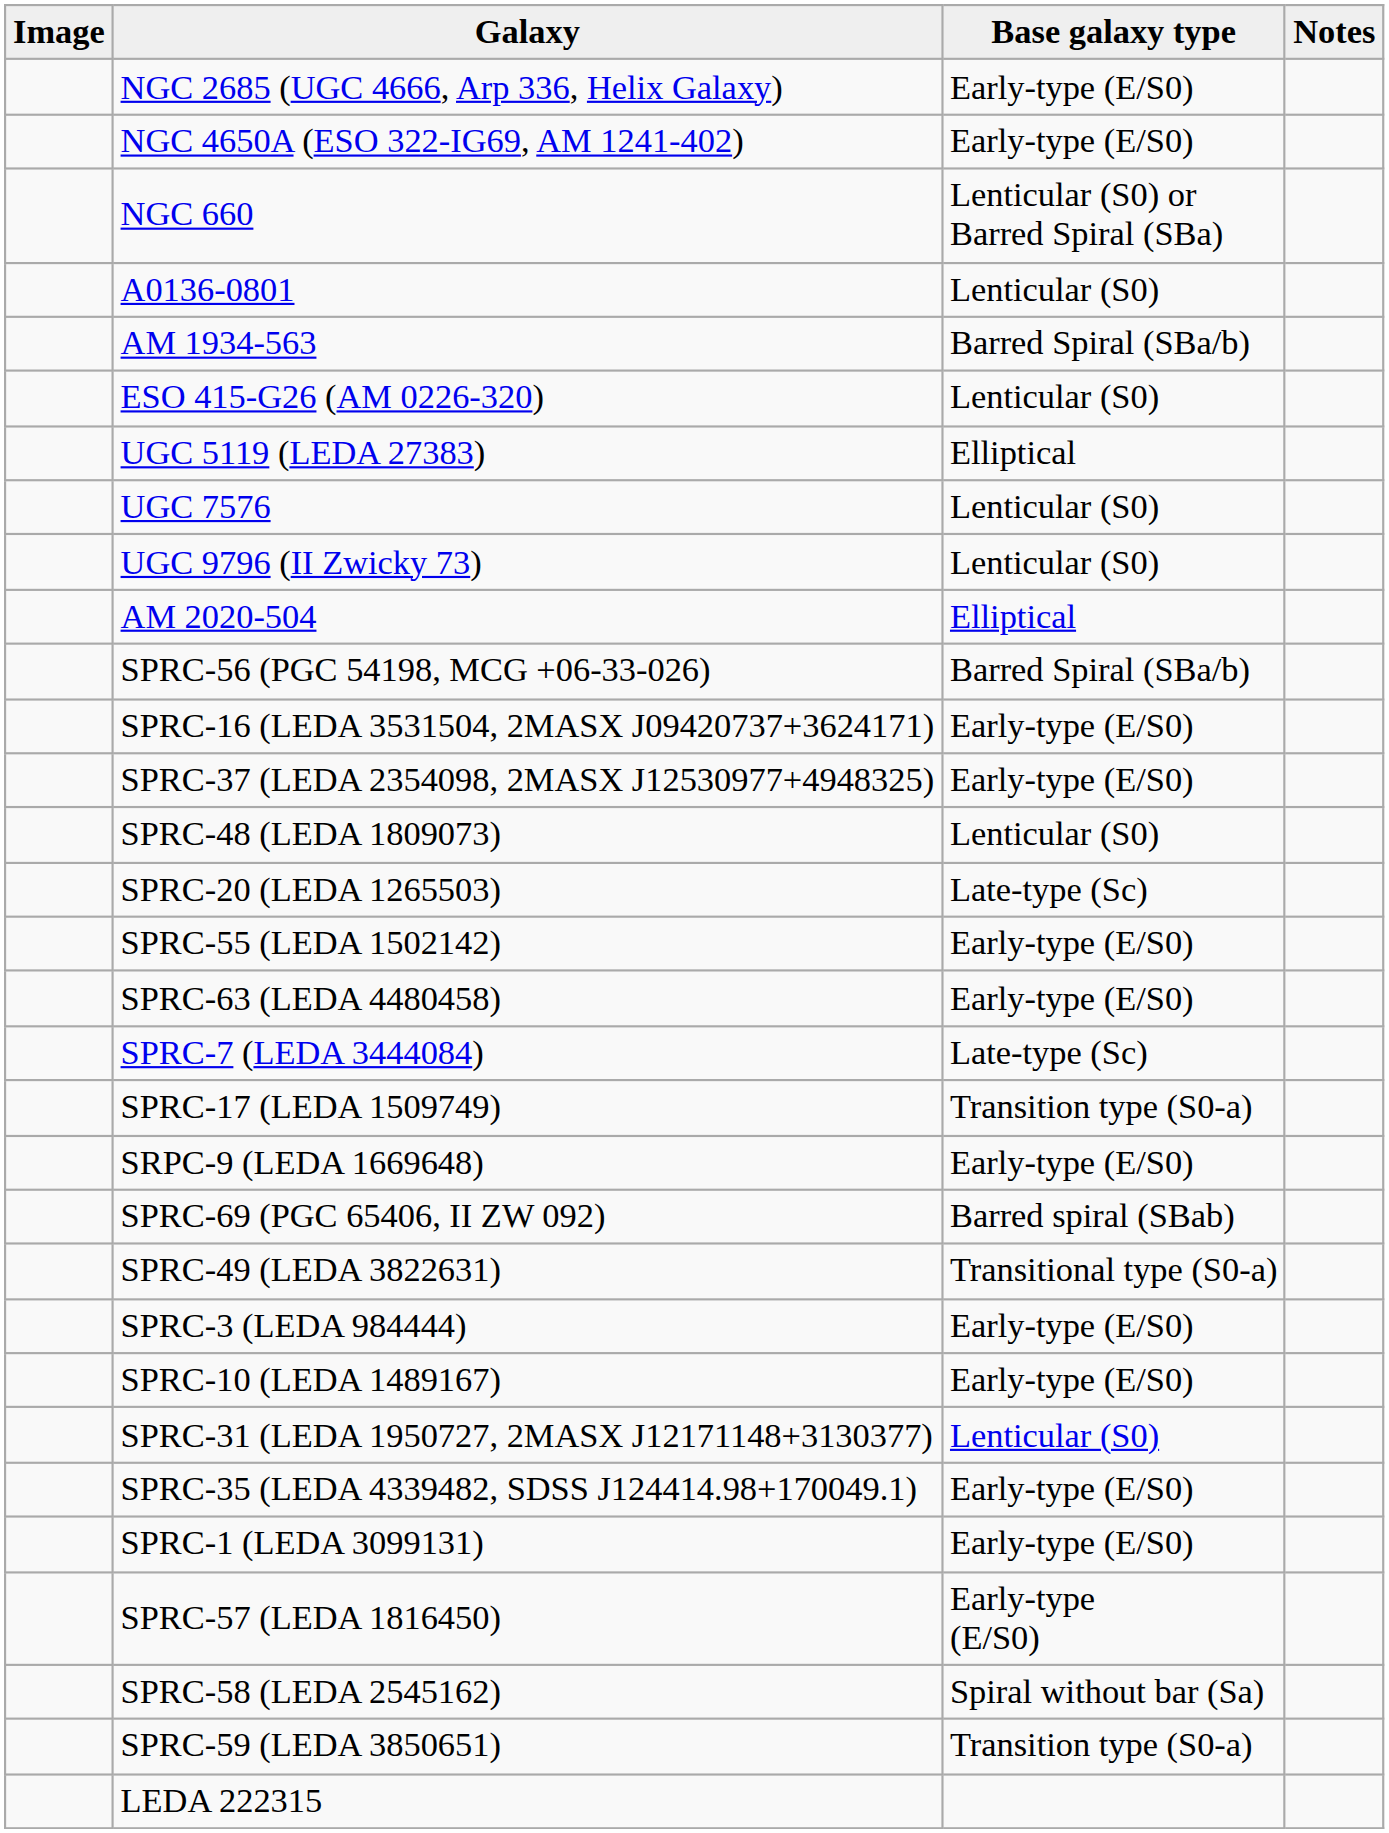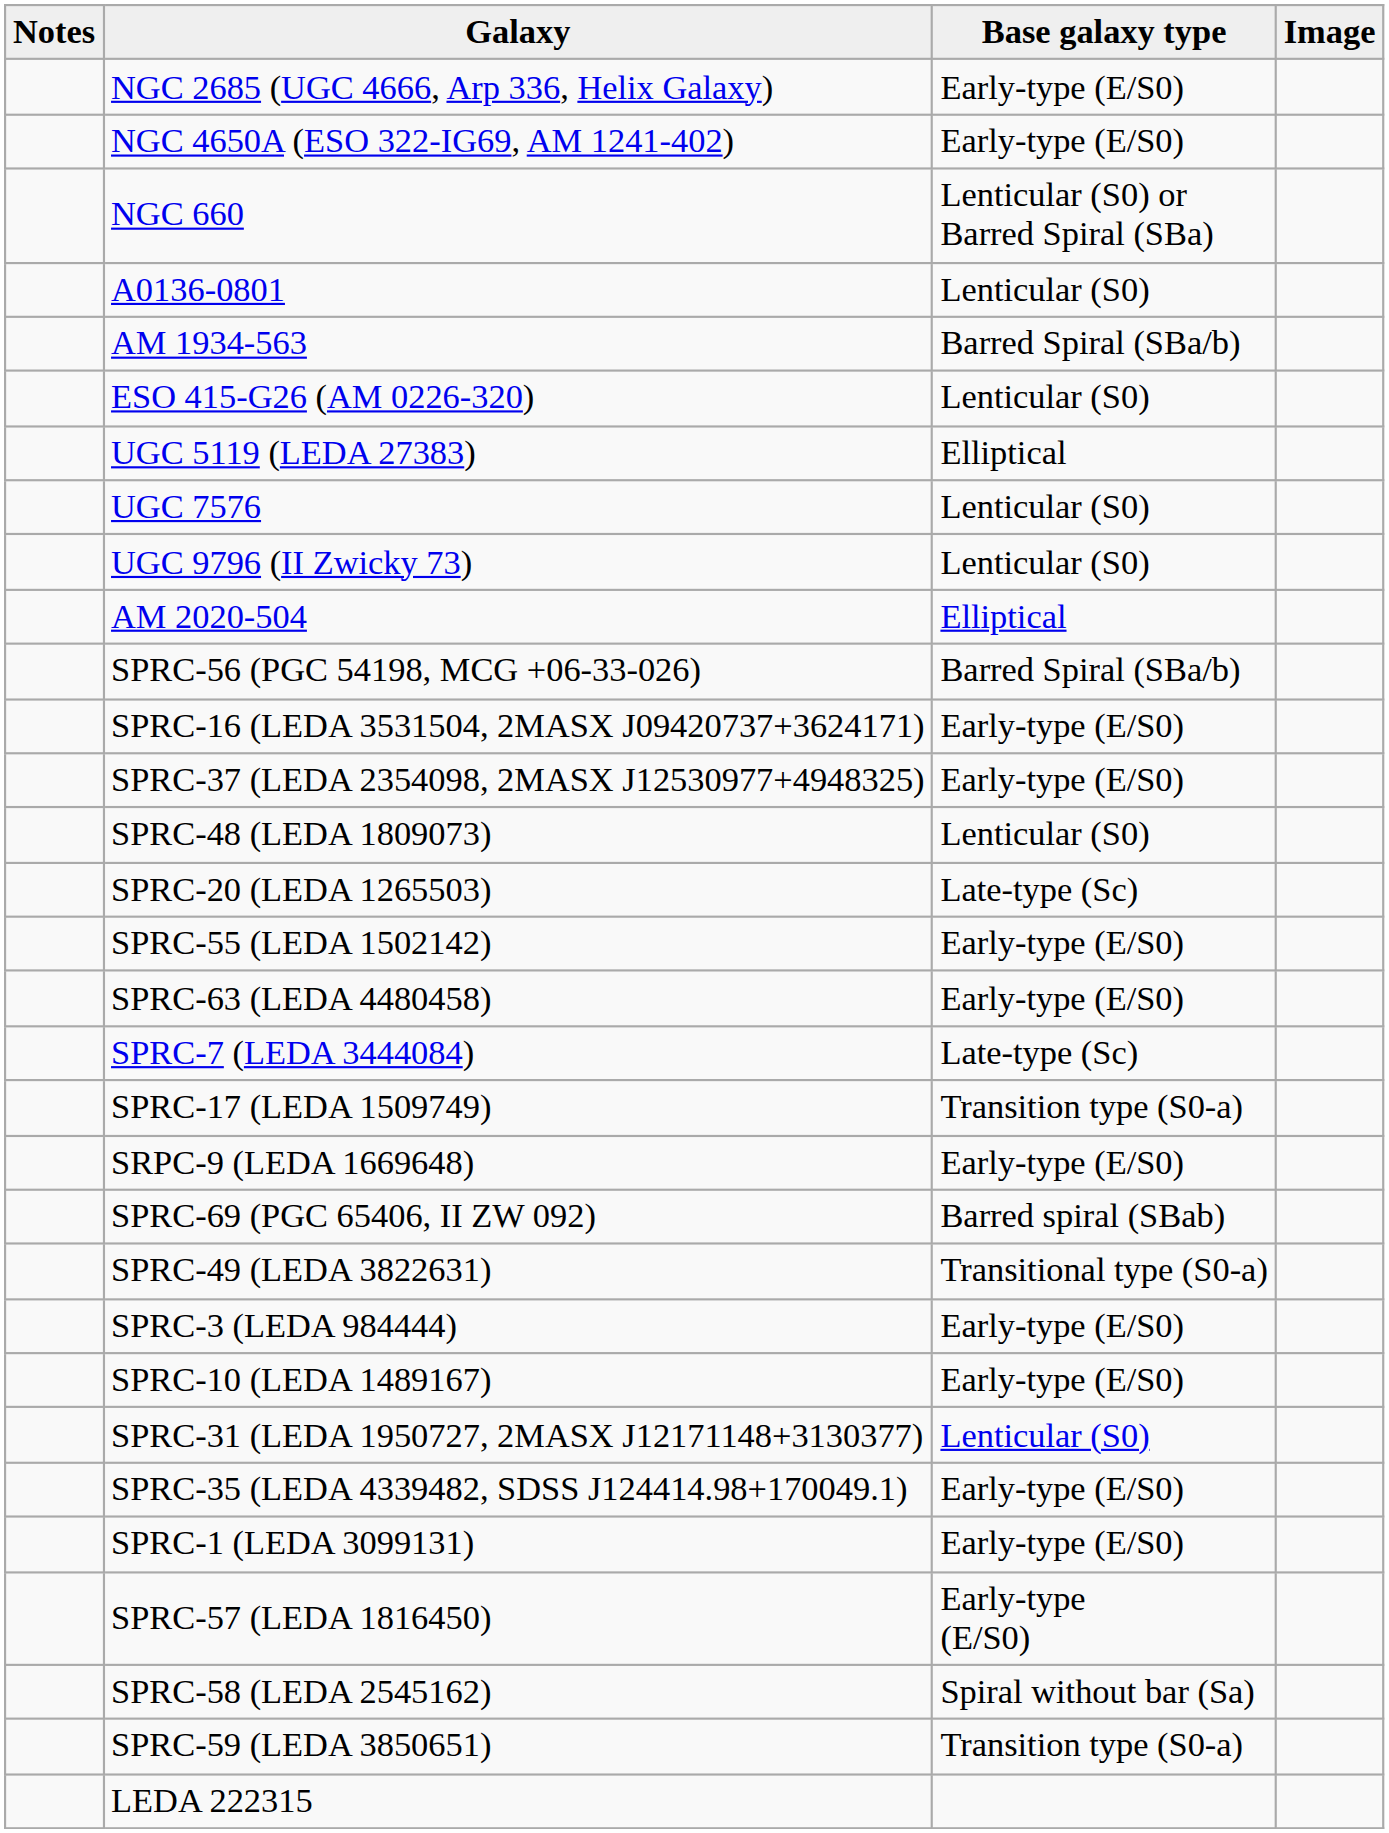columns swapped: (59, 31) <-> (1334, 31)
